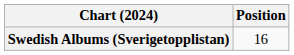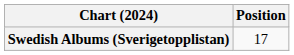(261, 38) 16 -> (261, 38) 17
